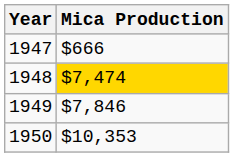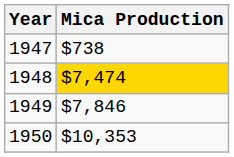(83, 49) $666 -> (83, 49) $738
